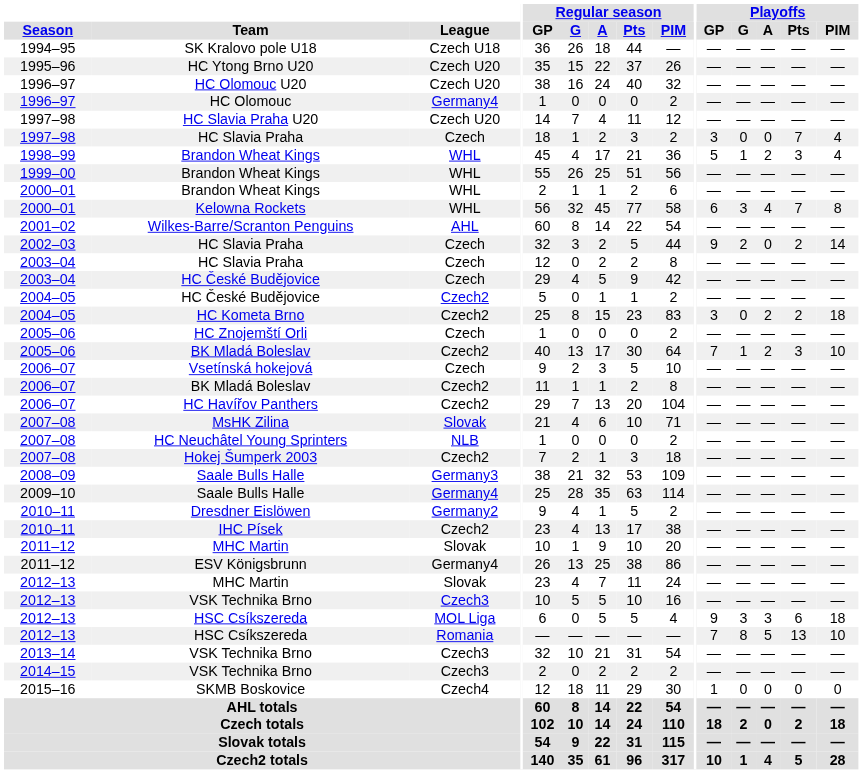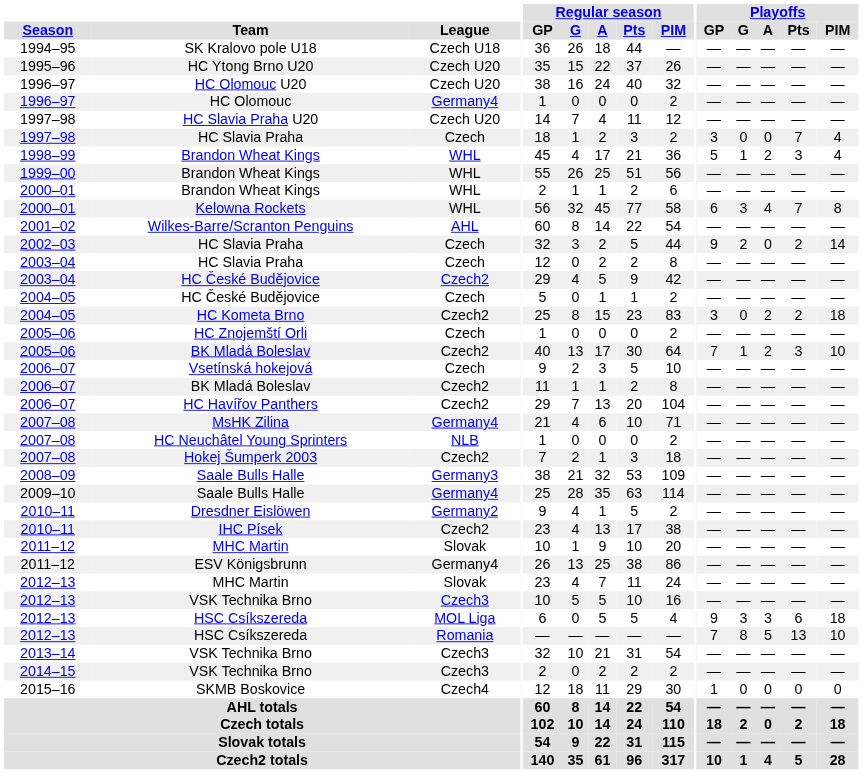(465, 279) Czech -> (465, 279) Czech2
(465, 297) Czech2 -> (465, 297) Czech
(465, 422) Slovak -> (465, 422) Germany4
